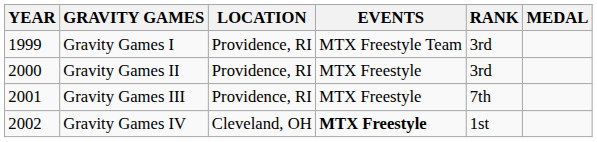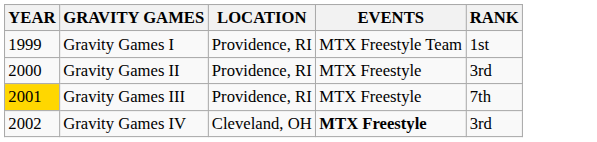- column: (557, 17)
(481, 44) 3rd -> (479, 44) 1st
(25, 96) no background -> (25, 96) gold background
(479, 123) 1st -> (481, 123) 3rd
